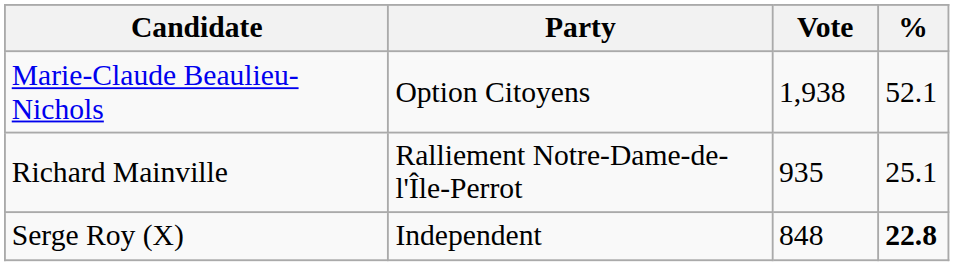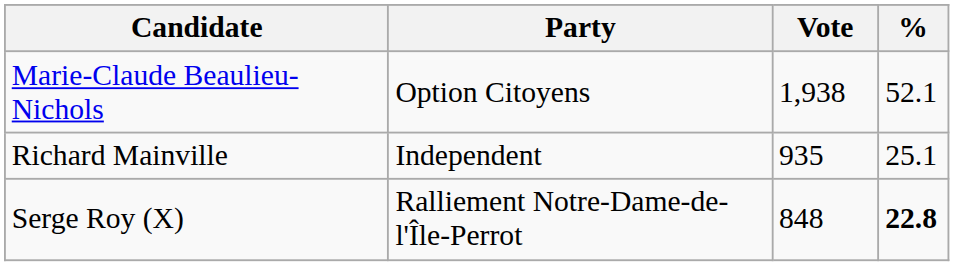(562, 171) Ralliement Notre-Dame-de-l'Île-Perrot -> (469, 155) Independent
(469, 235) Independent -> (562, 218) Ralliement Notre-Dame-de-l'Île-Perrot
